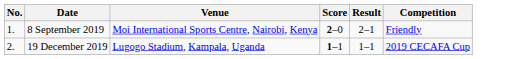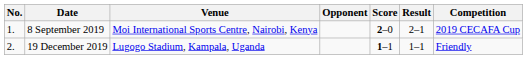+ column: (345, 12)
(404, 29) Friendly -> (478, 29) 2019 CECAFA Cup
(428, 46) 2019 CECAFA Cup -> (454, 46) Friendly
